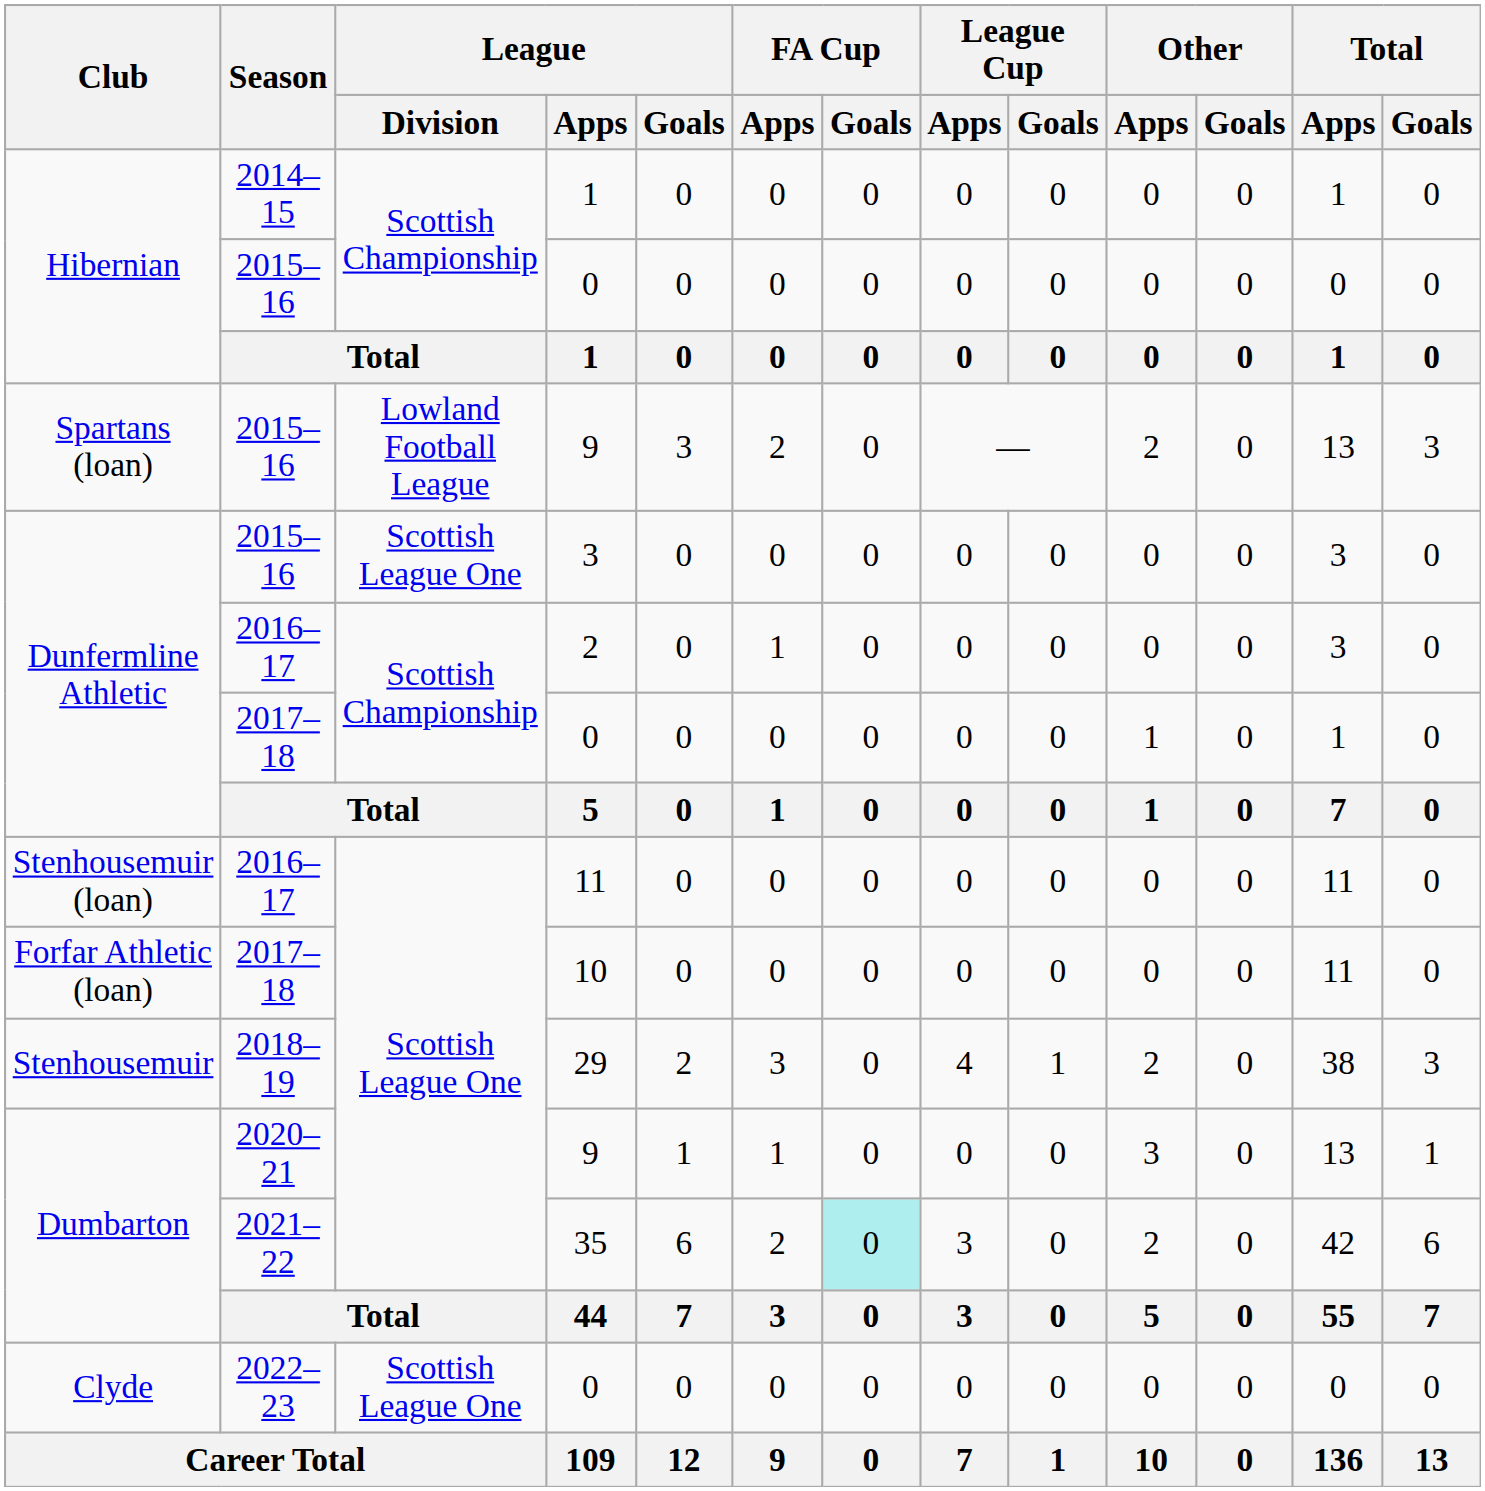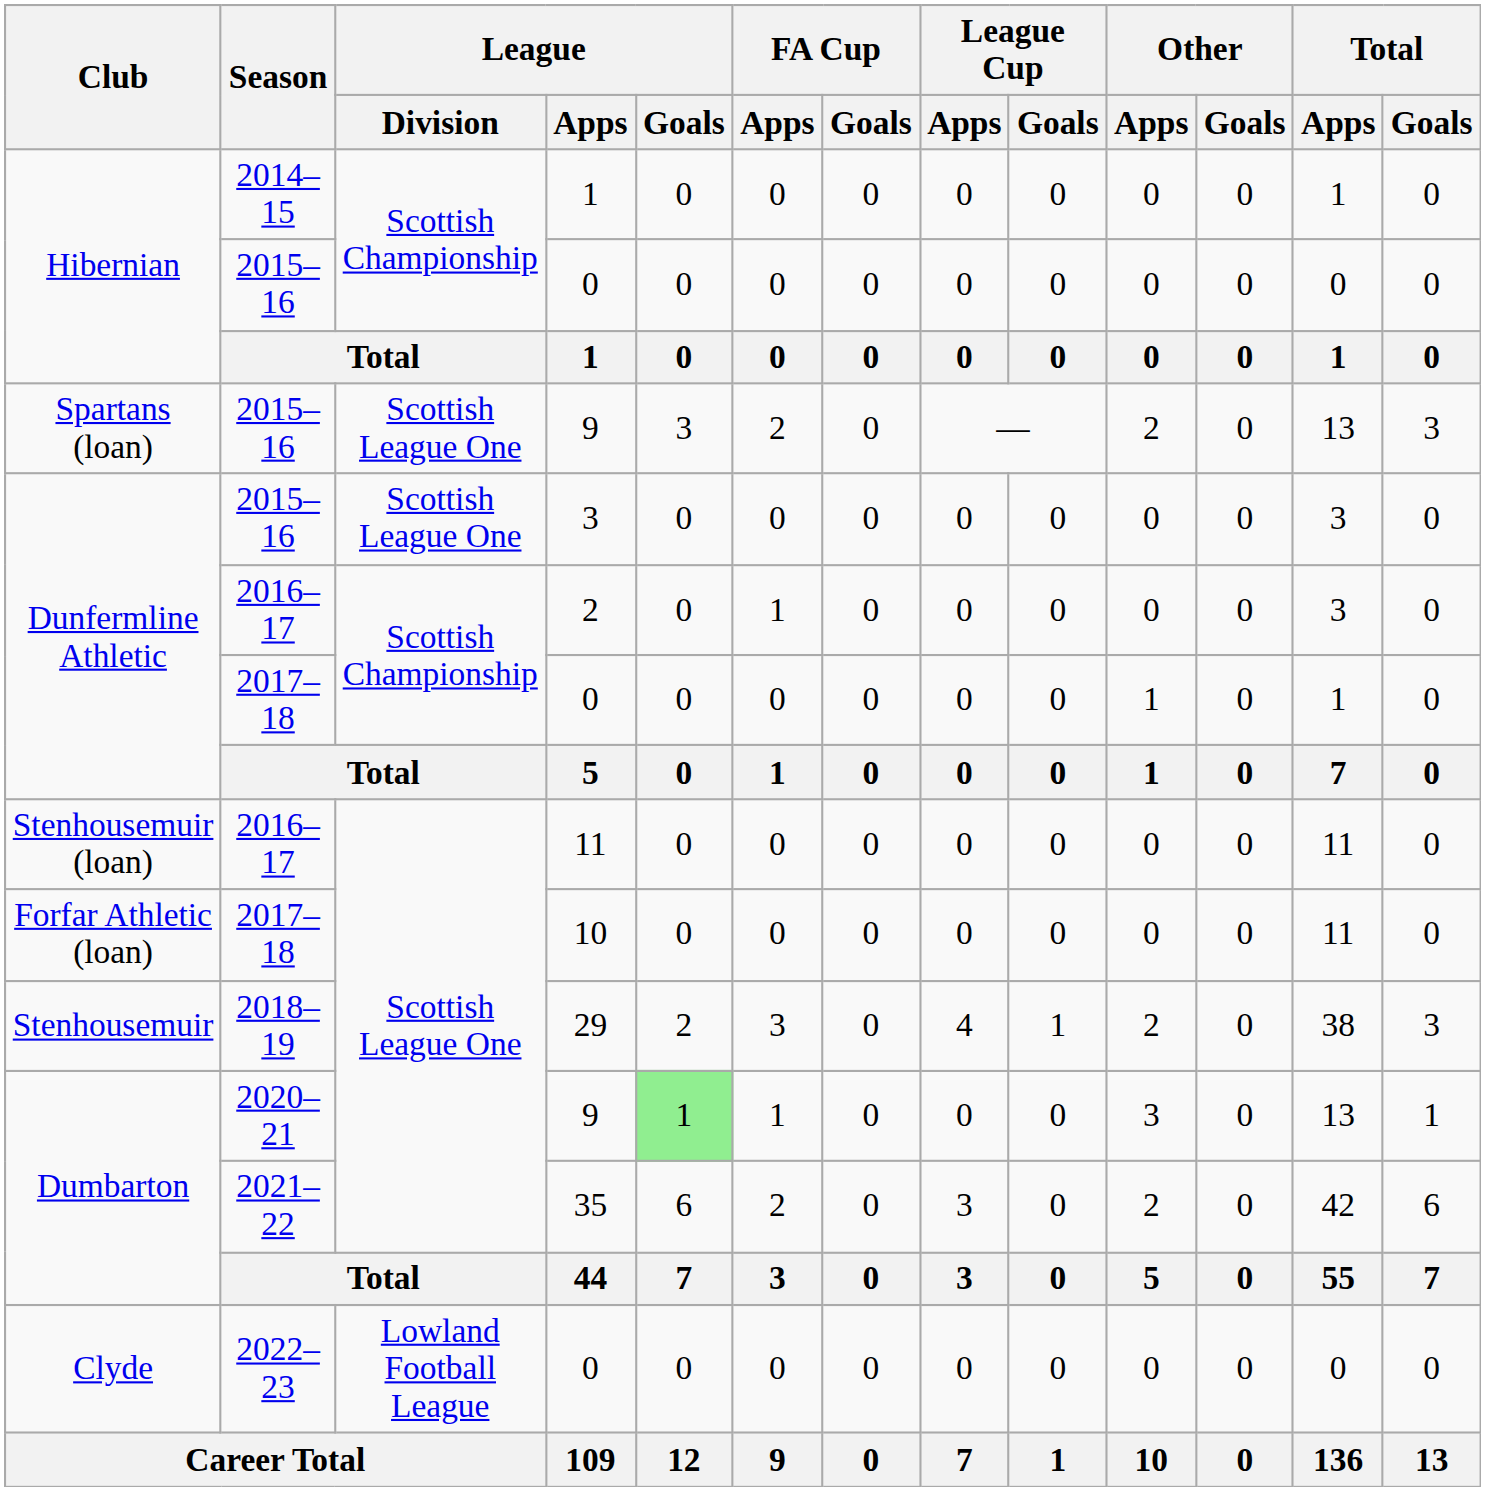(440, 446) Lowland Football League -> (440, 427) Scottish League One
(684, 1153) no background -> (684, 1115) lightgreen background
(871, 1243) paleturquoise background -> (871, 1206) no background
(440, 1387) Scottish League One -> (440, 1368) Lowland Football League
